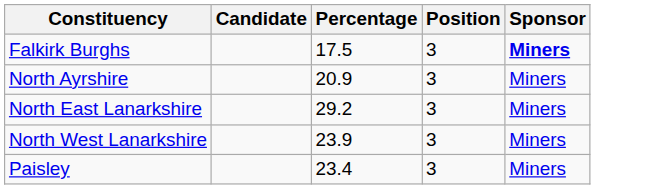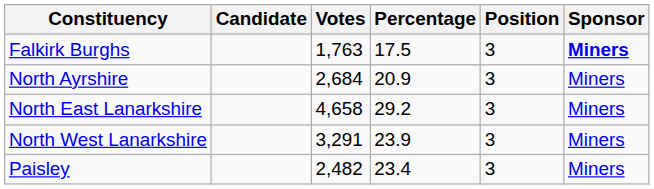+ column: (341, 19)
